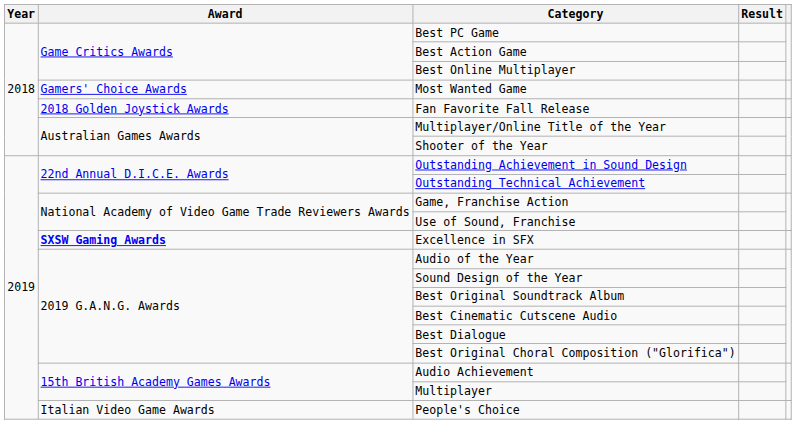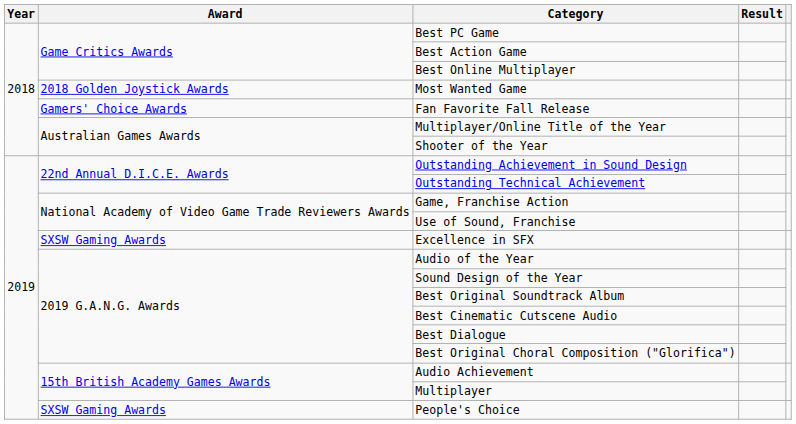(114, 89) Gamers' Choice Awards -> (135, 89) 2018 Golden Joystick Awards
(135, 108) 2018 Golden Joystick Awards -> (114, 108) Gamers' Choice Awards
(103, 240) bold -> (103, 240) normal
(128, 410) Italian Video Game Awards -> (103, 410) SXSW Gaming Awards
